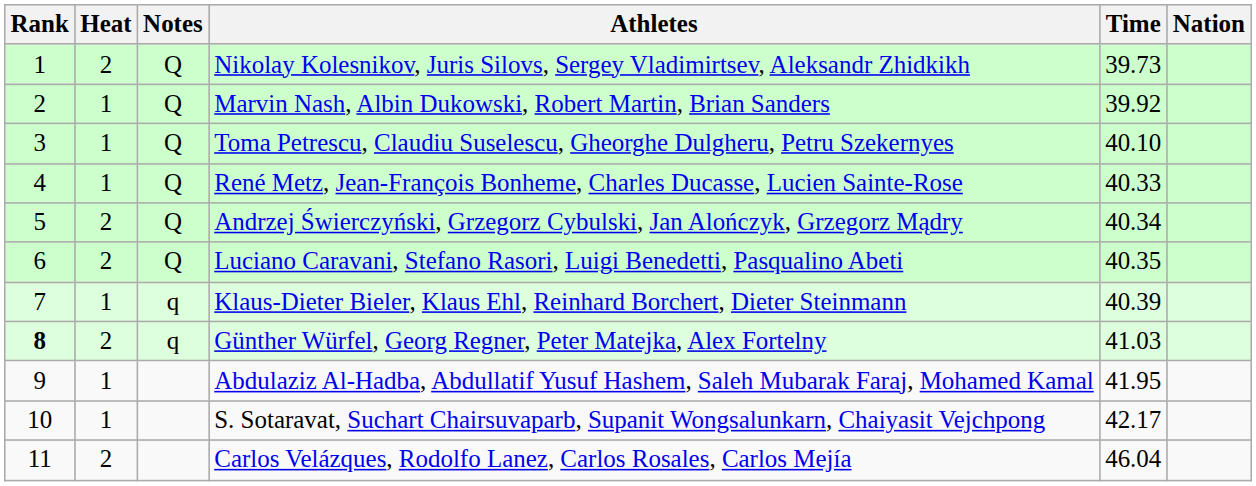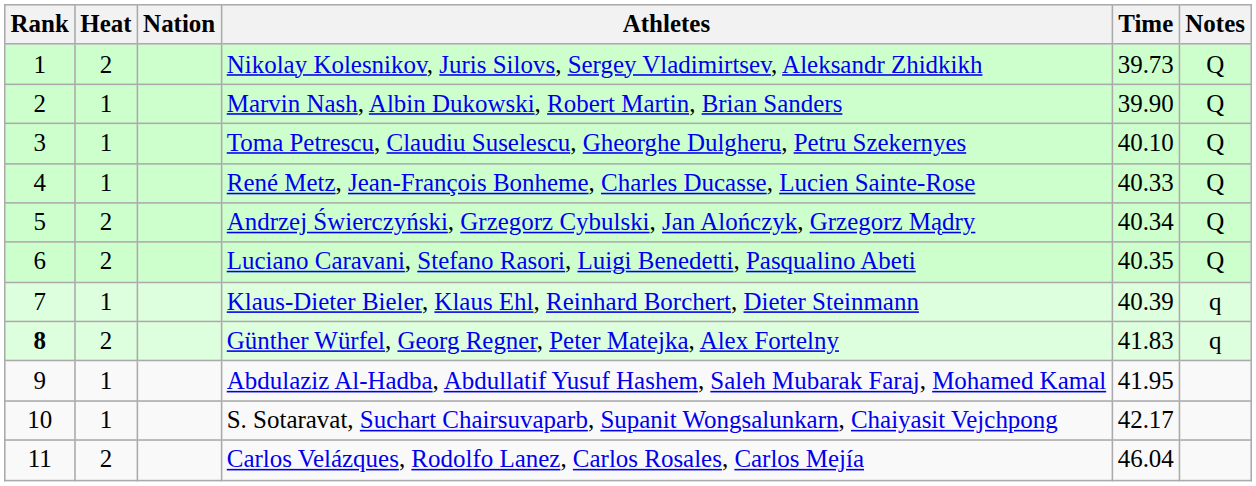columns swapped: (1209, 24) <-> (173, 24)
(1133, 103) 39.92 -> (1146, 103) 39.90
(1133, 340) 41.03 -> (1146, 340) 41.83
